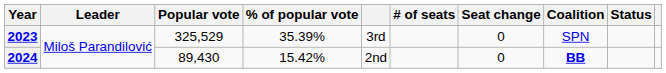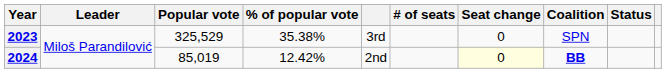(302, 36) 35.39% -> (302, 36) 35.38%
(199, 57) 89,430 -> (199, 57) 85,019
(302, 57) 15.42% -> (302, 57) 12.42%
(501, 57) no background -> (501, 57) lightyellow background
